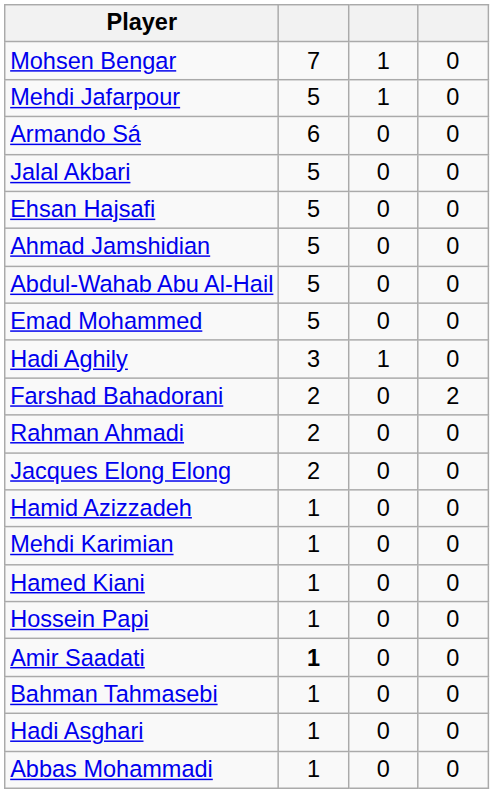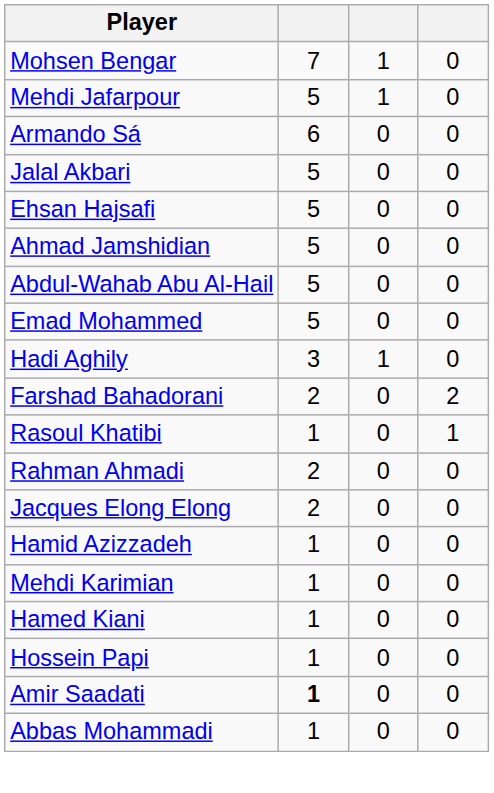+ row: (86, 433)
- row: (114, 694)
- row: (77, 731)
